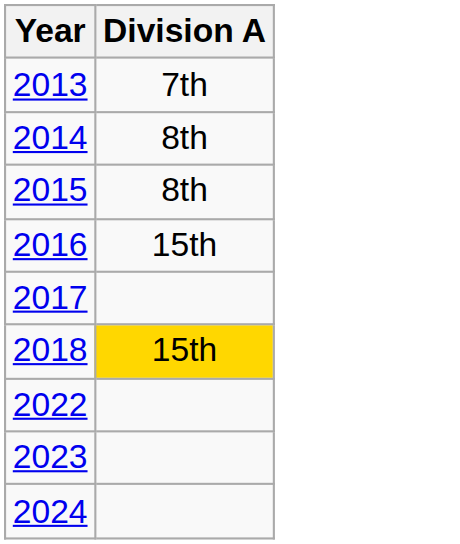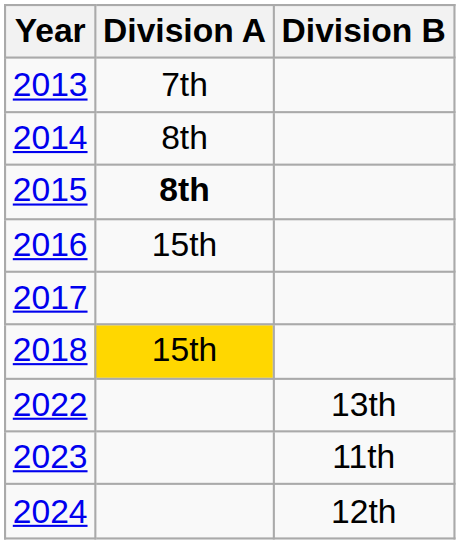+ column: (364, 31)
(185, 191) normal -> (185, 191) bold
